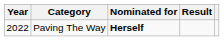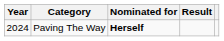(18, 28) 2022 -> (18, 28) 2024
